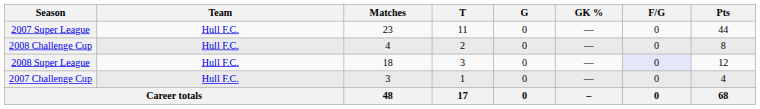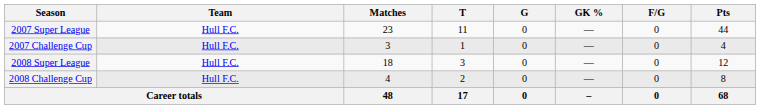rows swapped: (51, 79) <-> (51, 46)
(657, 63) lavender background -> (657, 63) no background
